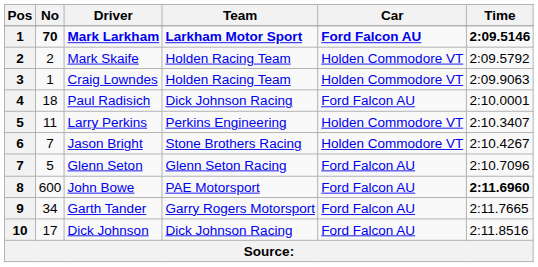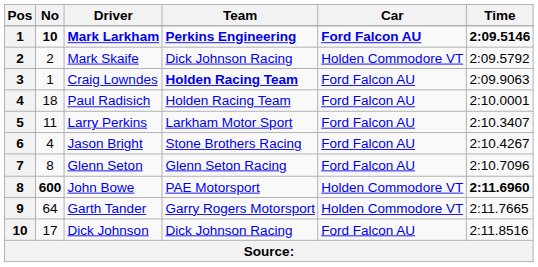(50, 37) 70 -> (50, 37) 10
(234, 37) Larkham Motor Sport -> (231, 37) Perkins Engineering
(228, 58) Holden Racing Team -> (229, 58) Dick Johnson Racing
(228, 80) normal -> (232, 80) bold
(392, 80) Holden Commodore VT -> (368, 80) Ford Falcon AU
(229, 101) Dick Johnson Racing -> (228, 101) Holden Racing Team
(226, 122) Perkins Engineering -> (229, 122) Larkham Motor Sport
(392, 122) Holden Commodore VT -> (368, 122) Ford Falcon AU
(50, 144) 7 -> (50, 144) 4
(392, 144) Holden Commodore VT -> (368, 144) Ford Falcon AU
(50, 165) 5 -> (50, 165) 8
(50, 187) normal -> (50, 187) bold
(368, 187) Ford Falcon AU -> (392, 187) Holden Commodore VT
(50, 208) 34 -> (50, 208) 64
(368, 208) Ford Falcon AU -> (392, 208) Holden Commodore VT
